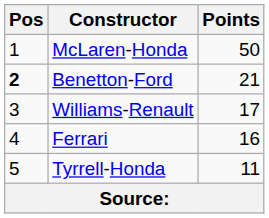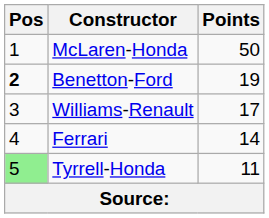(249, 79) 21 -> (249, 79) 19
(249, 139) 16 -> (249, 139) 14
(14, 169) no background -> (14, 169) lightgreen background
